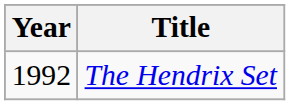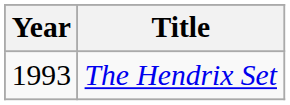(41, 74) 1992 -> (41, 74) 1993
